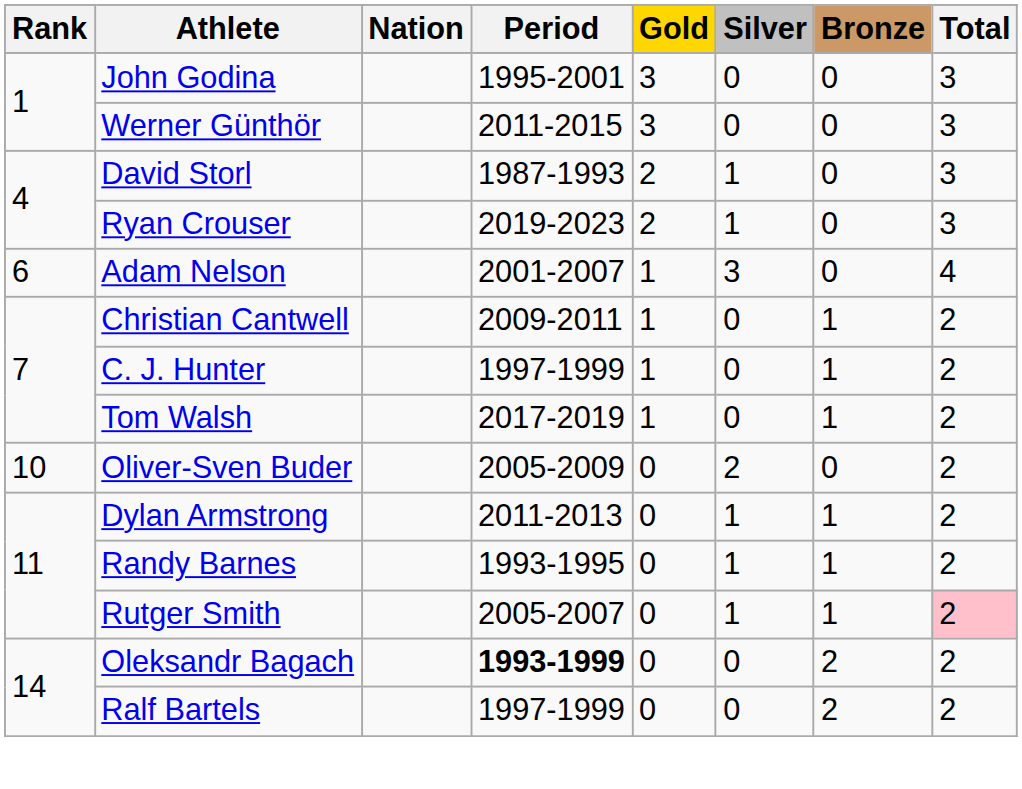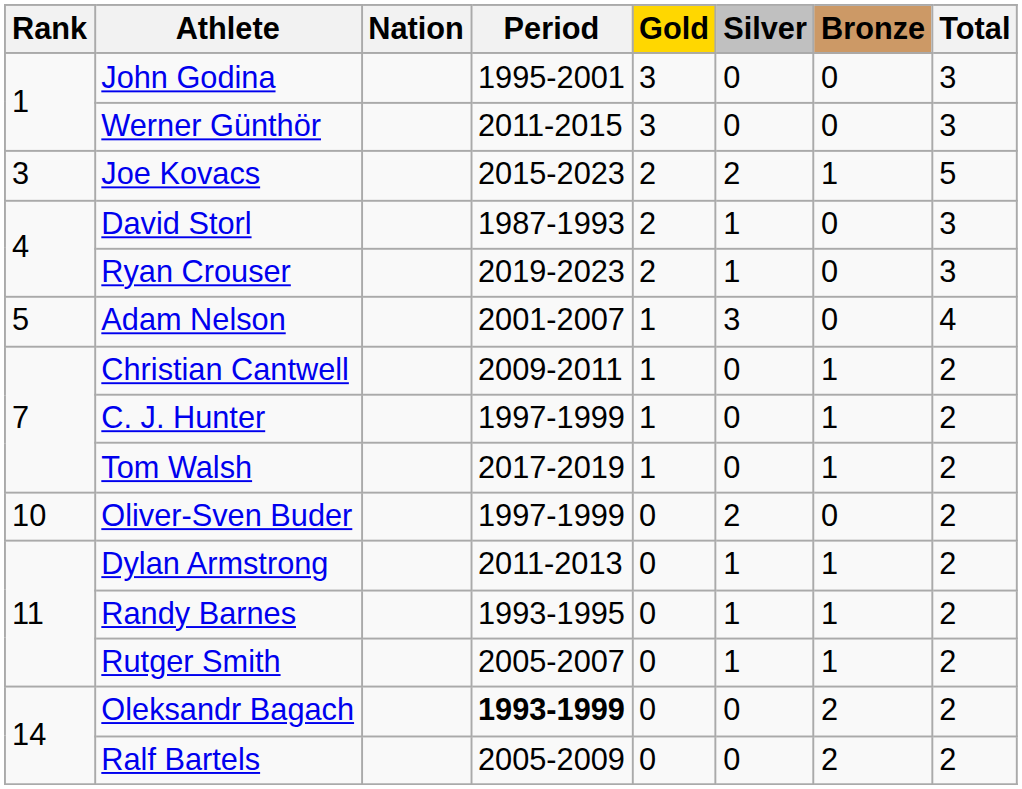+ row: (181, 175)
(21, 272) 6 -> (21, 321) 5
(551, 467) 2005-2009 -> (551, 516) 1997-1999
(948, 613) pink background -> (948, 662) no background
(551, 710) 1997-1999 -> (551, 759) 2005-2009
